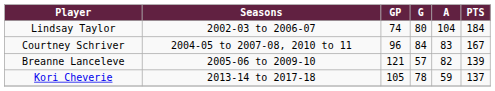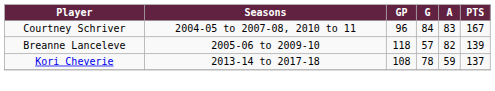- row: (73, 29)
(395, 61) 121 -> (402, 45) 118
(395, 78) 105 -> (402, 61) 108
